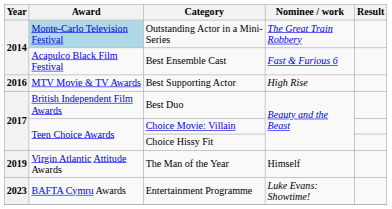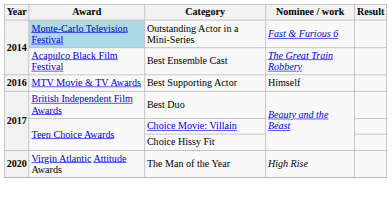(300, 34) The Great Train Robbery -> (303, 34) Fast & Furious 6
(303, 61) Fast & Furious 6 -> (300, 61) The Great Train Robbery
(288, 83) High Rise -> (284, 83) Himself
(17, 164) 2019 -> (17, 164) 2020
(284, 164) Himself -> (288, 164) High Rise
- row: (199, 191)
